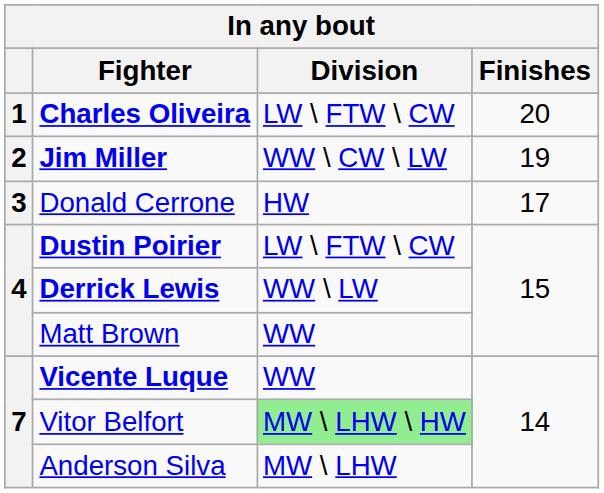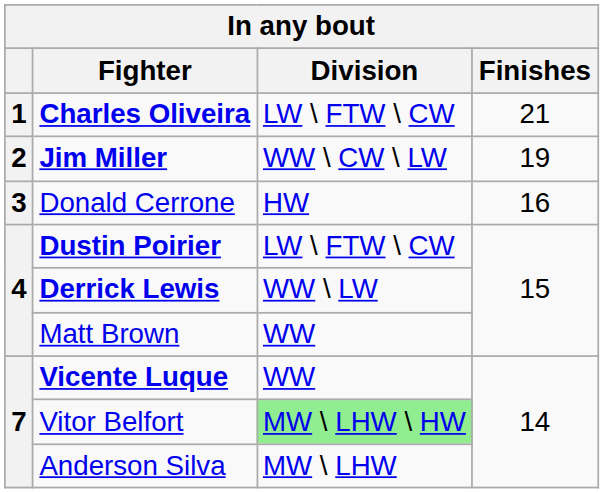(535, 114) 20 -> (535, 114) 21
(535, 202) 17 -> (535, 202) 16
